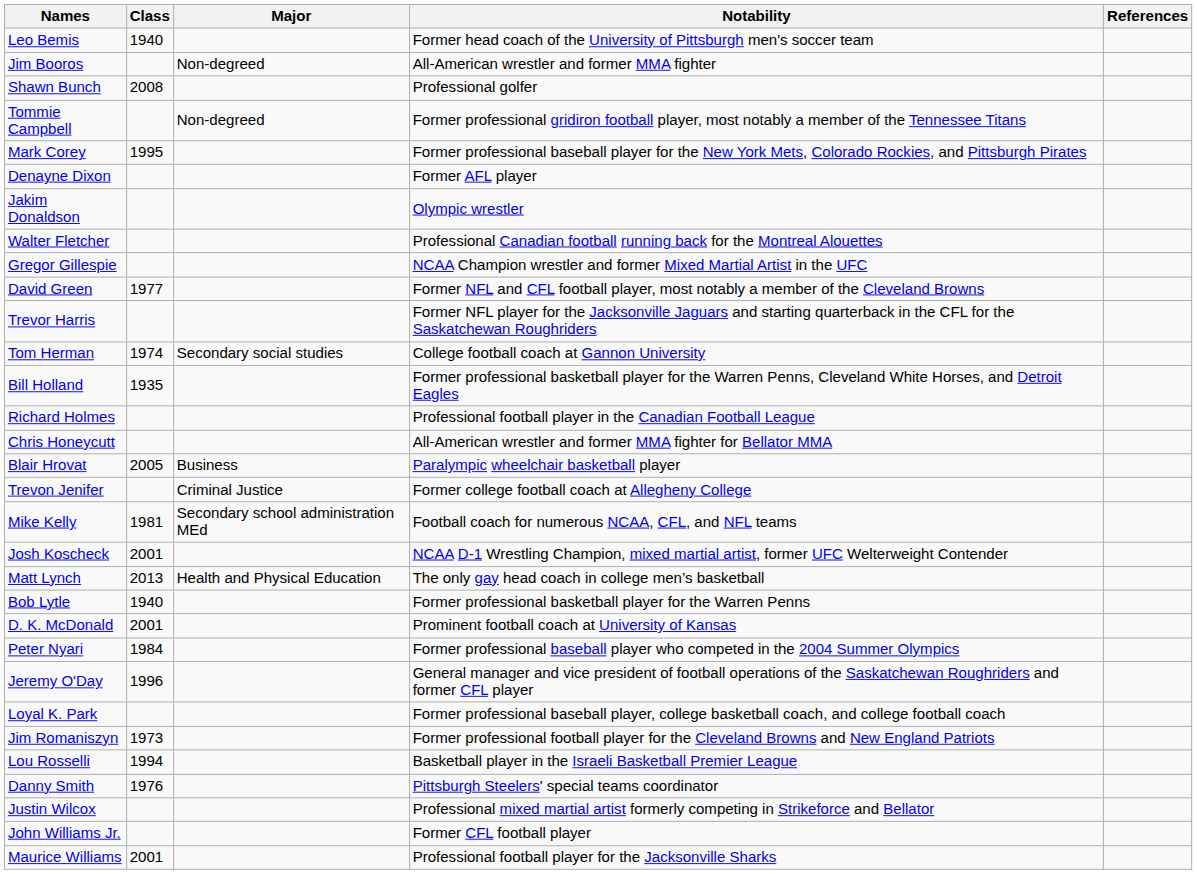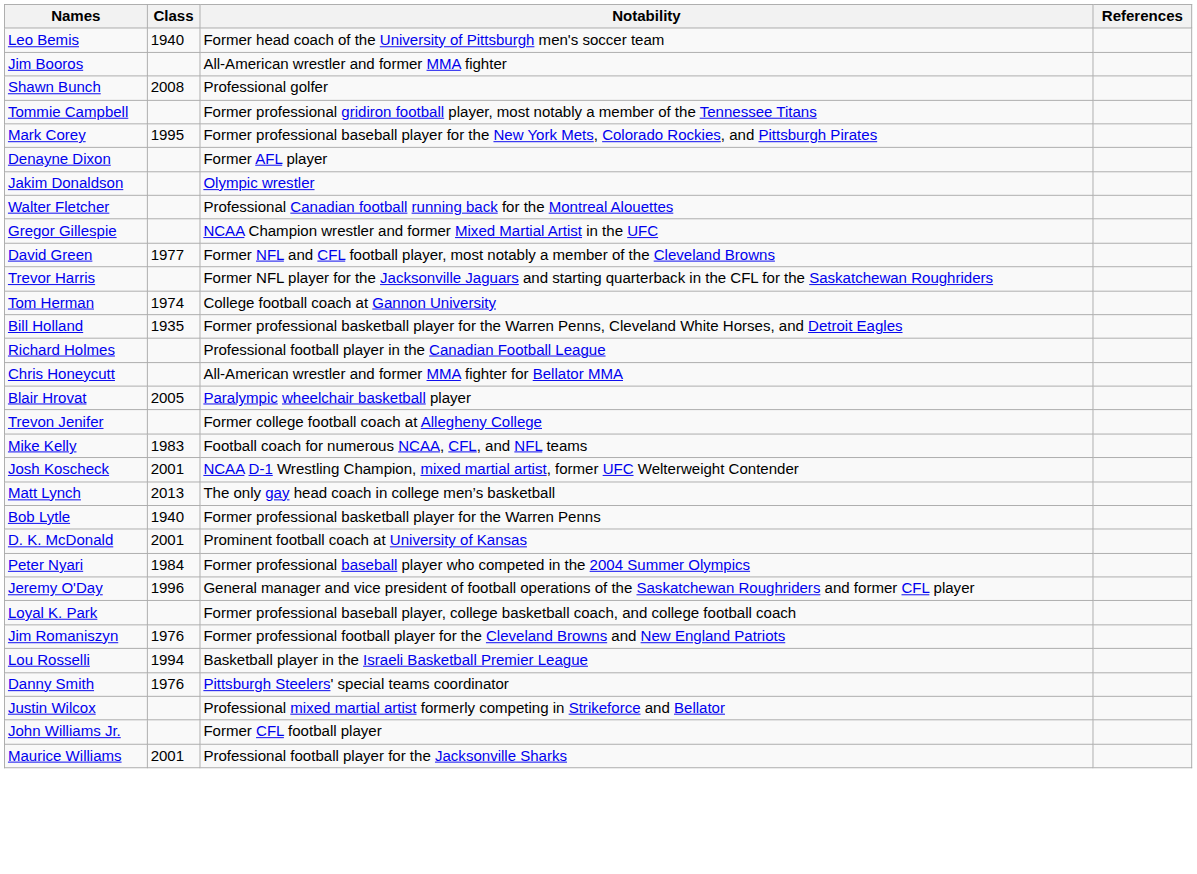- column: (291, 16)
(146, 521) 1981 -> (167, 445) 1983
(146, 738) 1973 -> (167, 636) 1976
